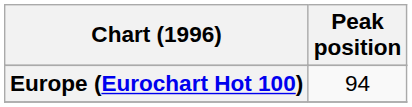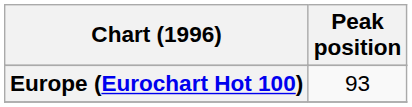(357, 83) 94 -> (357, 83) 93
